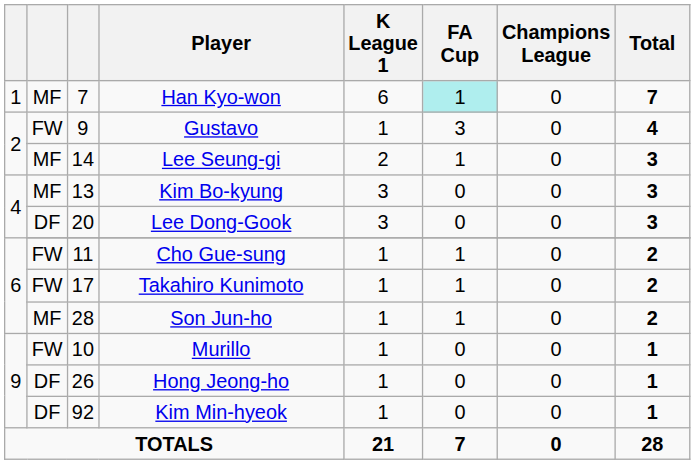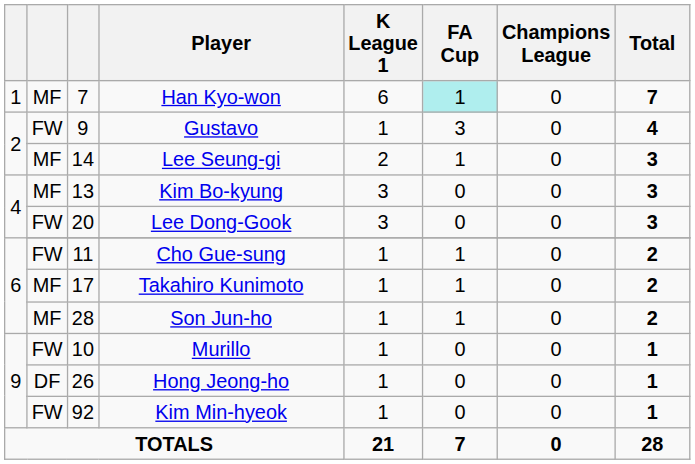(47, 223) DF -> (47, 223) FW
(47, 286) FW -> (47, 286) MF
(47, 412) DF -> (47, 412) FW
